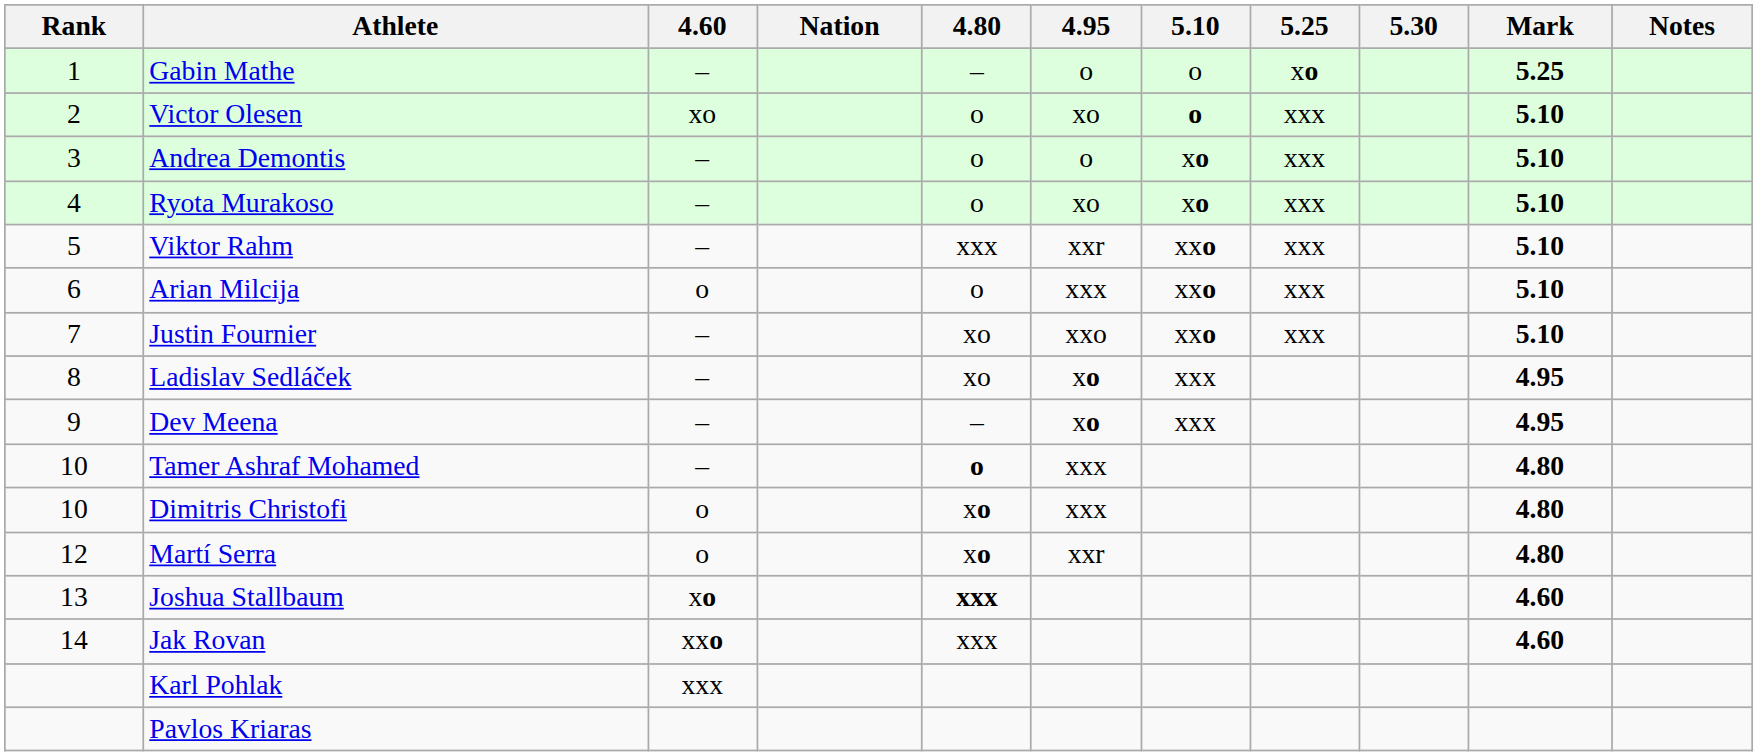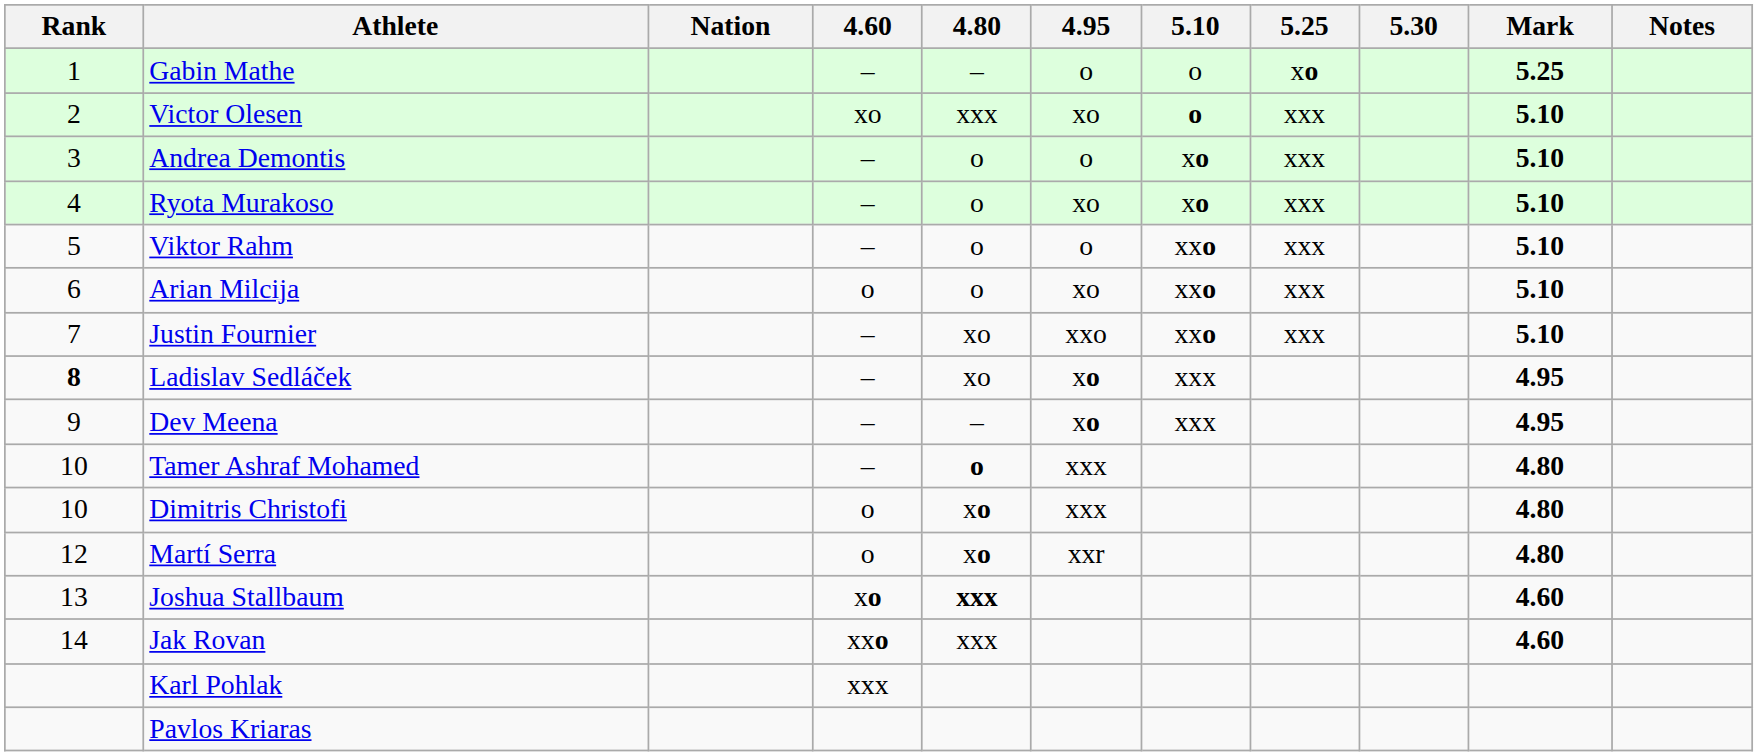columns swapped: (840, 26) <-> (702, 26)
(977, 114) o -> (977, 114) xxx
(977, 245) xxx -> (977, 245) o
(1086, 245) xxr -> (1086, 245) o
(1086, 289) xxx -> (1086, 289) xo
(74, 377) normal -> (74, 377) bold
